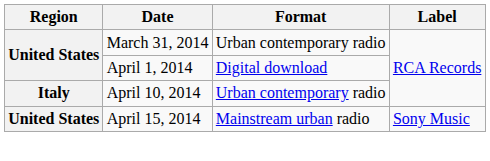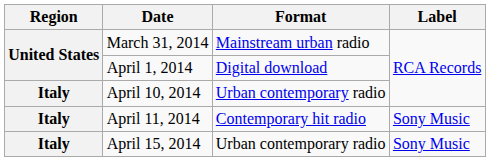(301, 42) Urban contemporary radio -> (293, 42) Mainstream urban radio
+ row: (153, 118)
(54, 118) United States -> (54, 144) Italy
(293, 118) Mainstream urban radio -> (301, 144) Urban contemporary radio
